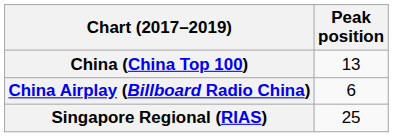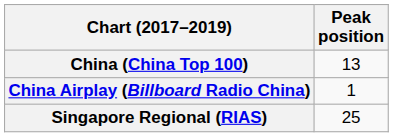(351, 90) 6 -> (351, 90) 1
